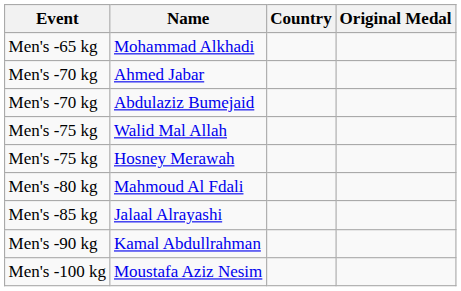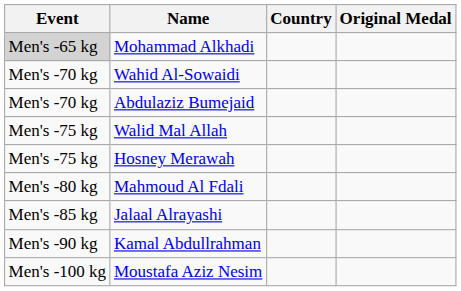(53, 46) no background -> (53, 46) lightgrey background
+ row: (177, 74)
- row: (159, 74)
